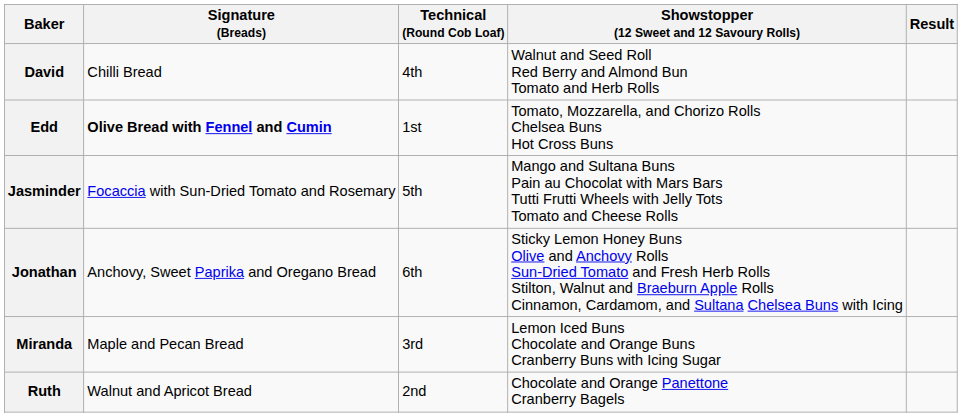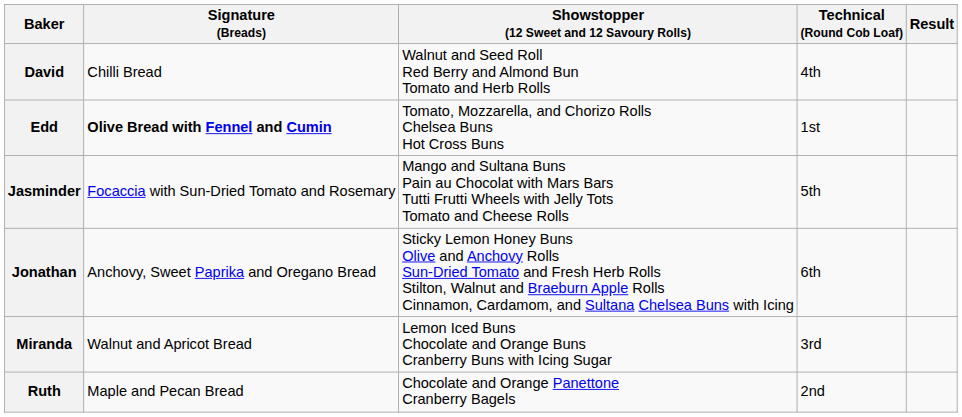columns swapped: (453, 24) <-> (707, 24)
(165, 344) Maple and Pecan Bread -> (170, 344) Walnut and Apricot Bread
(170, 392) Walnut and Apricot Bread -> (165, 392) Maple and Pecan Bread
